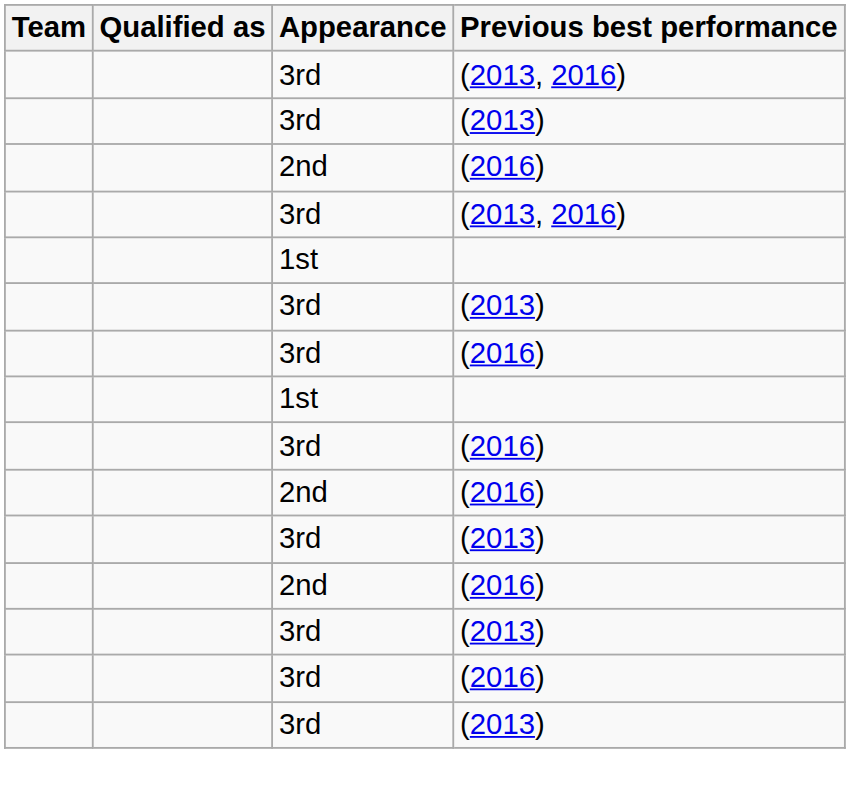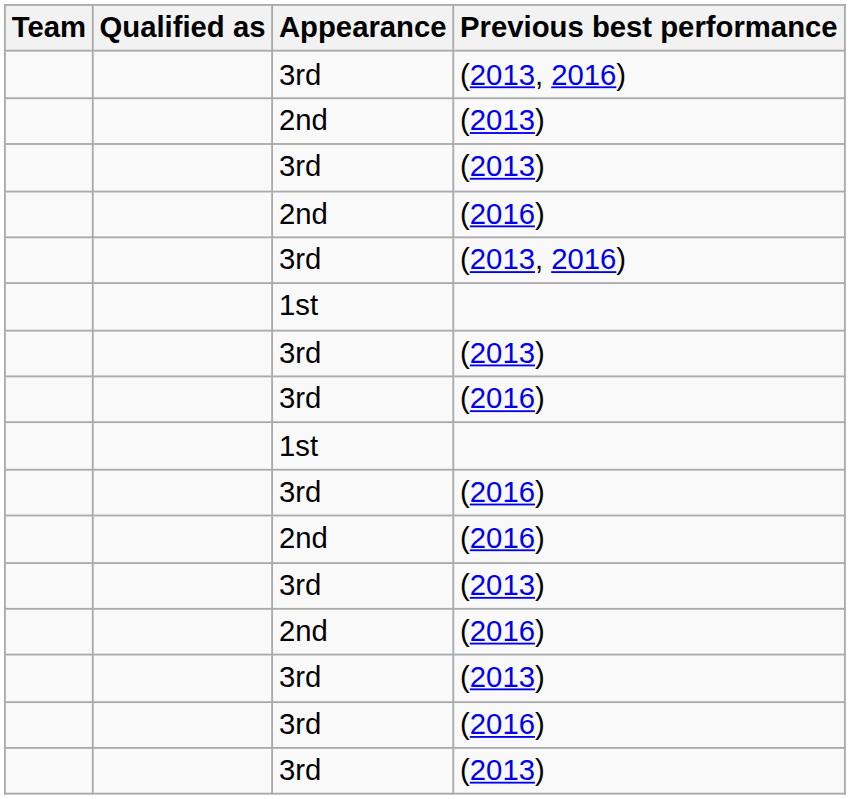+ row: (303, 120)
